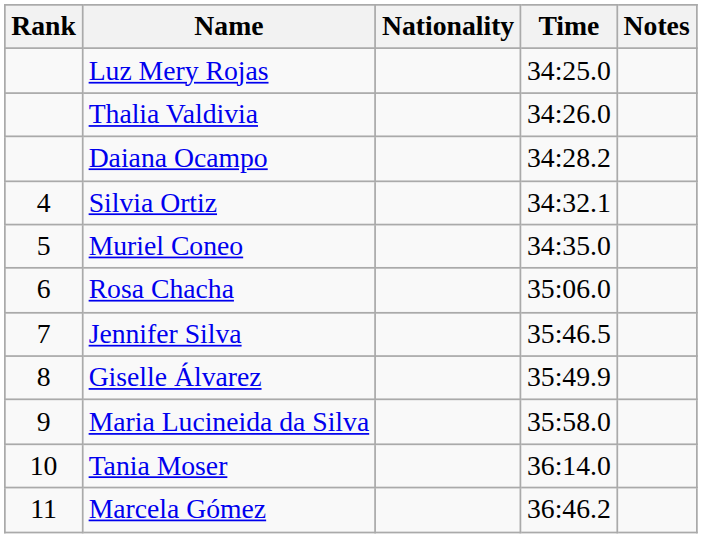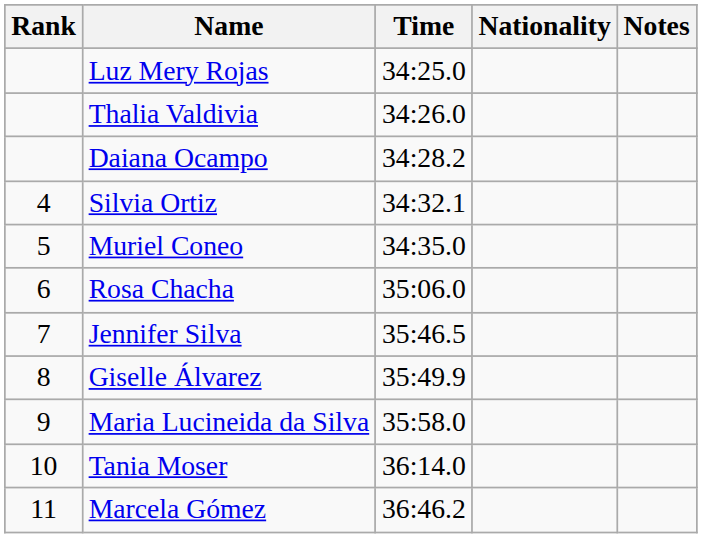columns swapped: (448, 26) <-> (569, 26)
